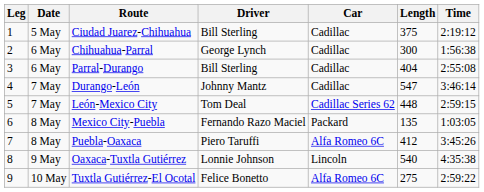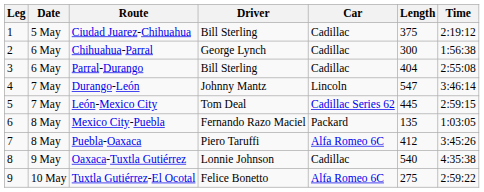(330, 86) Cadillac -> (329, 86) Lincoln
(409, 104) 448 -> (409, 104) 445
(329, 159) Lincoln -> (330, 159) Cadillac
